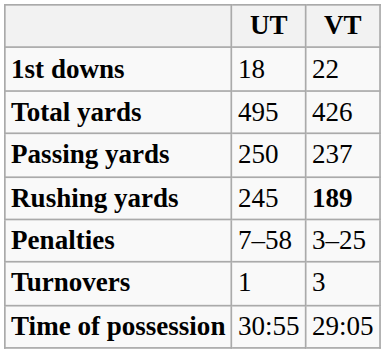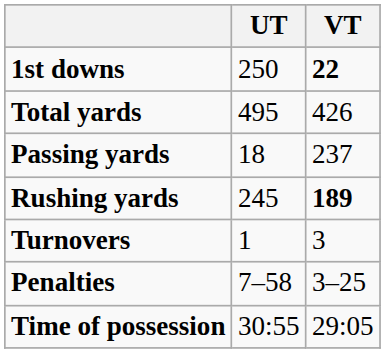(251, 68) 18 -> (258, 68) 250
(325, 68) normal -> (325, 68) bold
(258, 154) 250 -> (251, 154) 18
rows swapped: (63, 240) <-> (71, 283)
